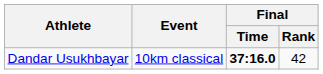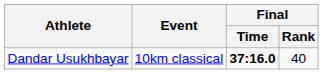(298, 58) 42 -> (298, 58) 40
